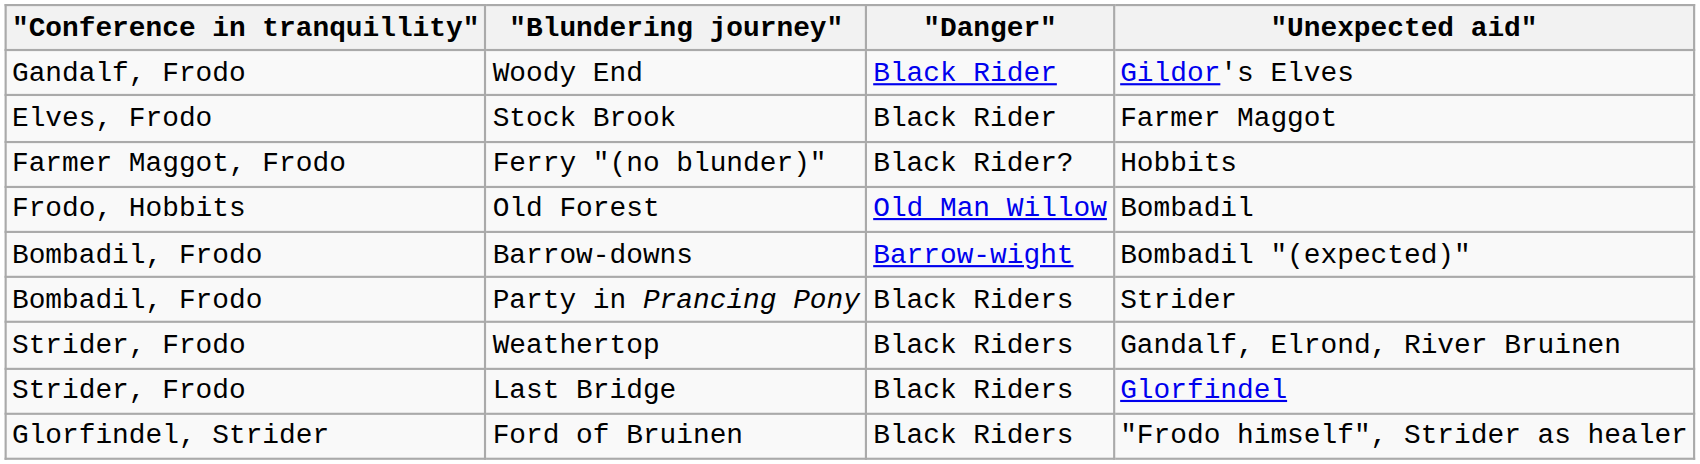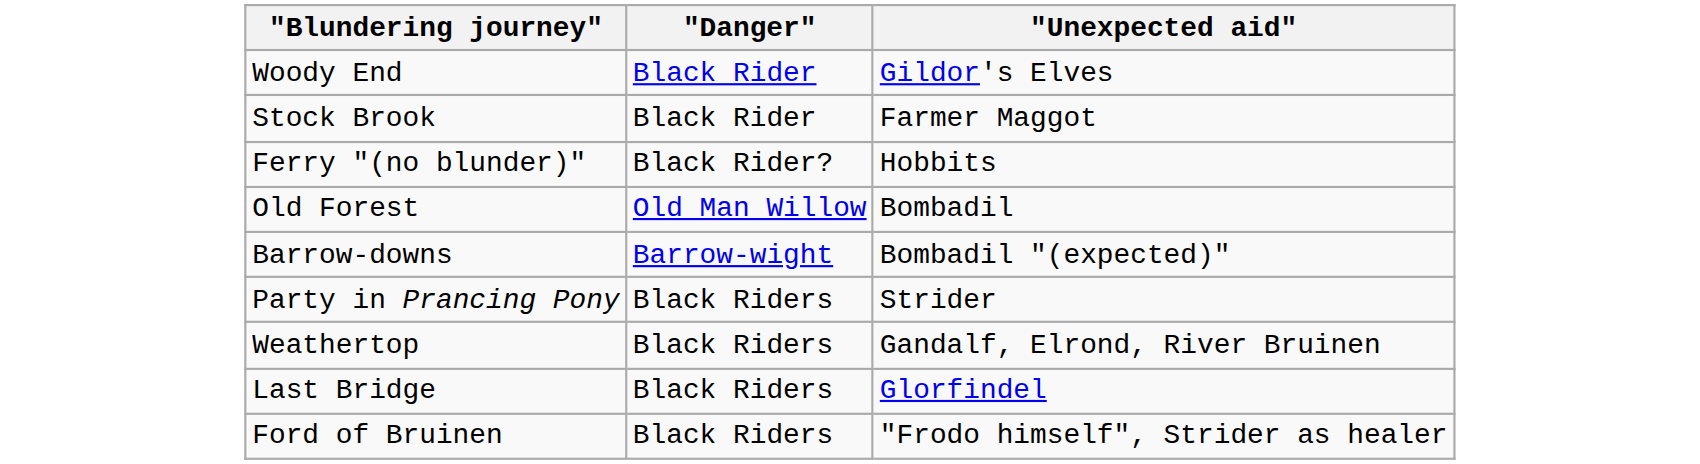- column: (246, 28)
